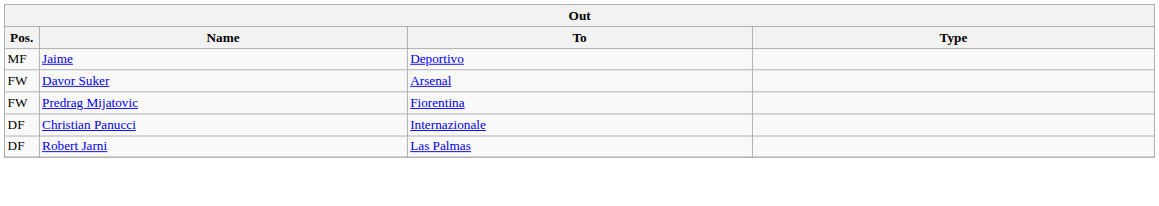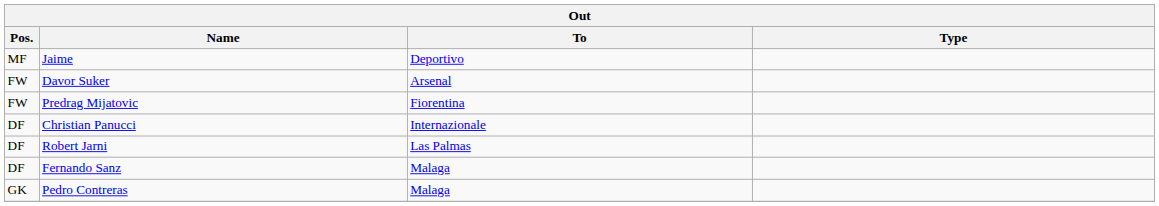+ row: (82, 168)
+ row: (85, 190)
